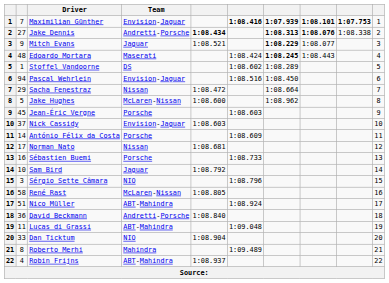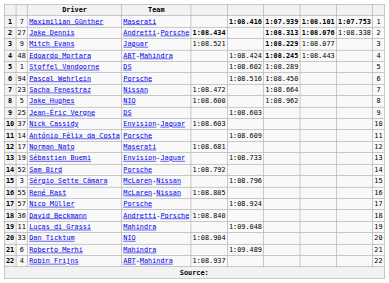(154, 21) Envision-Jaguar -> (140, 21) Maserati
(140, 56) Maserati -> (148, 56) ABT-Mahindra
(154, 79) Envision-Jaguar -> (138, 79) Porsche
(22, 90) 29 -> (22, 90) 23
(152, 101) McLaren-Nissan -> (129, 101) NIO
(22, 113) 45 -> (22, 113) 25
(138, 113) Porsche -> (127, 113) DS
(136, 147) Nissan -> (140, 147) Maserati
(22, 158) 16 -> (22, 158) 19
(138, 158) Porsche -> (154, 158) Envision-Jaguar
(22, 170) 10 -> (22, 170) 52
(136, 170) Jaguar -> (138, 170) Porsche
(129, 181) NIO -> (152, 181) McLaren-Nissan
(22, 193) 58 -> (22, 193) 55
(22, 204) 51 -> (22, 204) 57
(148, 204) ABT-Mahindra -> (138, 204) Porsche
(148, 227) ABT-Mahindra -> (140, 227) Mahindra
(22, 250) 8 -> (22, 250) 6
